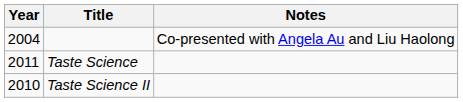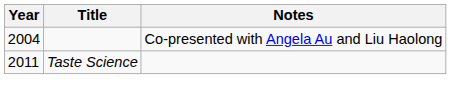- row: (98, 85)
